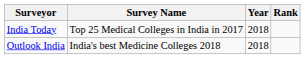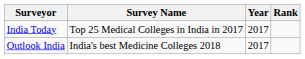(258, 29) 2018 -> (258, 29) 2017
(258, 45) 2018 -> (258, 45) 2017
